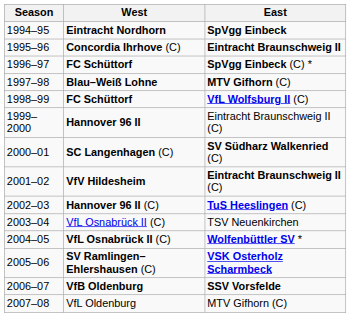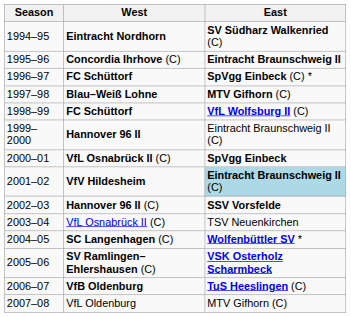(247, 30) SpVgg Einbeck -> (268, 36) SV Südharz Walkenried (C)
(120, 152) SC Langenhagen (C) -> (118, 158) VfL Osnabrück II (C)
(268, 152) SV Südharz Walkenried (C) -> (247, 158) SpVgg Einbeck
(274, 181) no background -> (274, 181) lightblue background
(257, 205) TuS Heeslingen (C) -> (244, 205) SSV Vorsfelde
(118, 239) VfL Osnabrück II (C) -> (120, 239) SC Langenhagen (C)
(244, 286) SSV Vorsfelde -> (257, 286) TuS Heeslingen (C)
